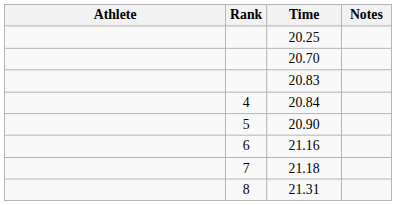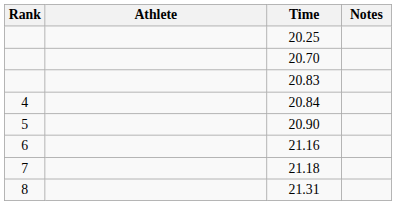columns swapped: (246, 15) <-> (115, 15)
